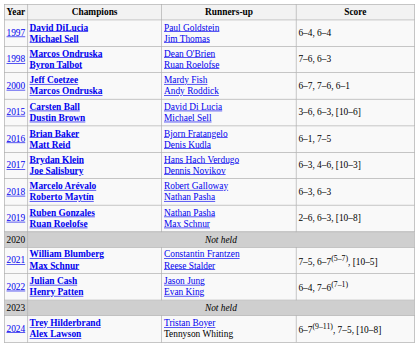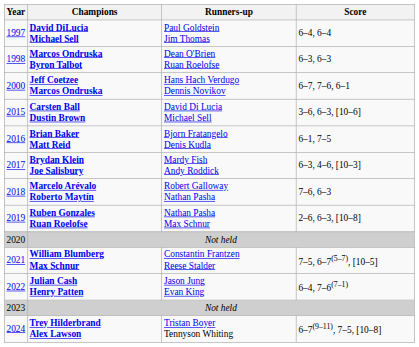(315, 60) 7–6, 6–3 -> (315, 60) 6–3, 6–3
(191, 86) Mardy Fish Andy Roddick -> (202, 86) Hans Hach Verdugo Dennis Novikov
(202, 166) Hans Hach Verdugo Dennis Novikov -> (191, 166) Mardy Fish Andy Roddick
(315, 192) 6–3, 6–3 -> (315, 192) 7–6, 6–3
